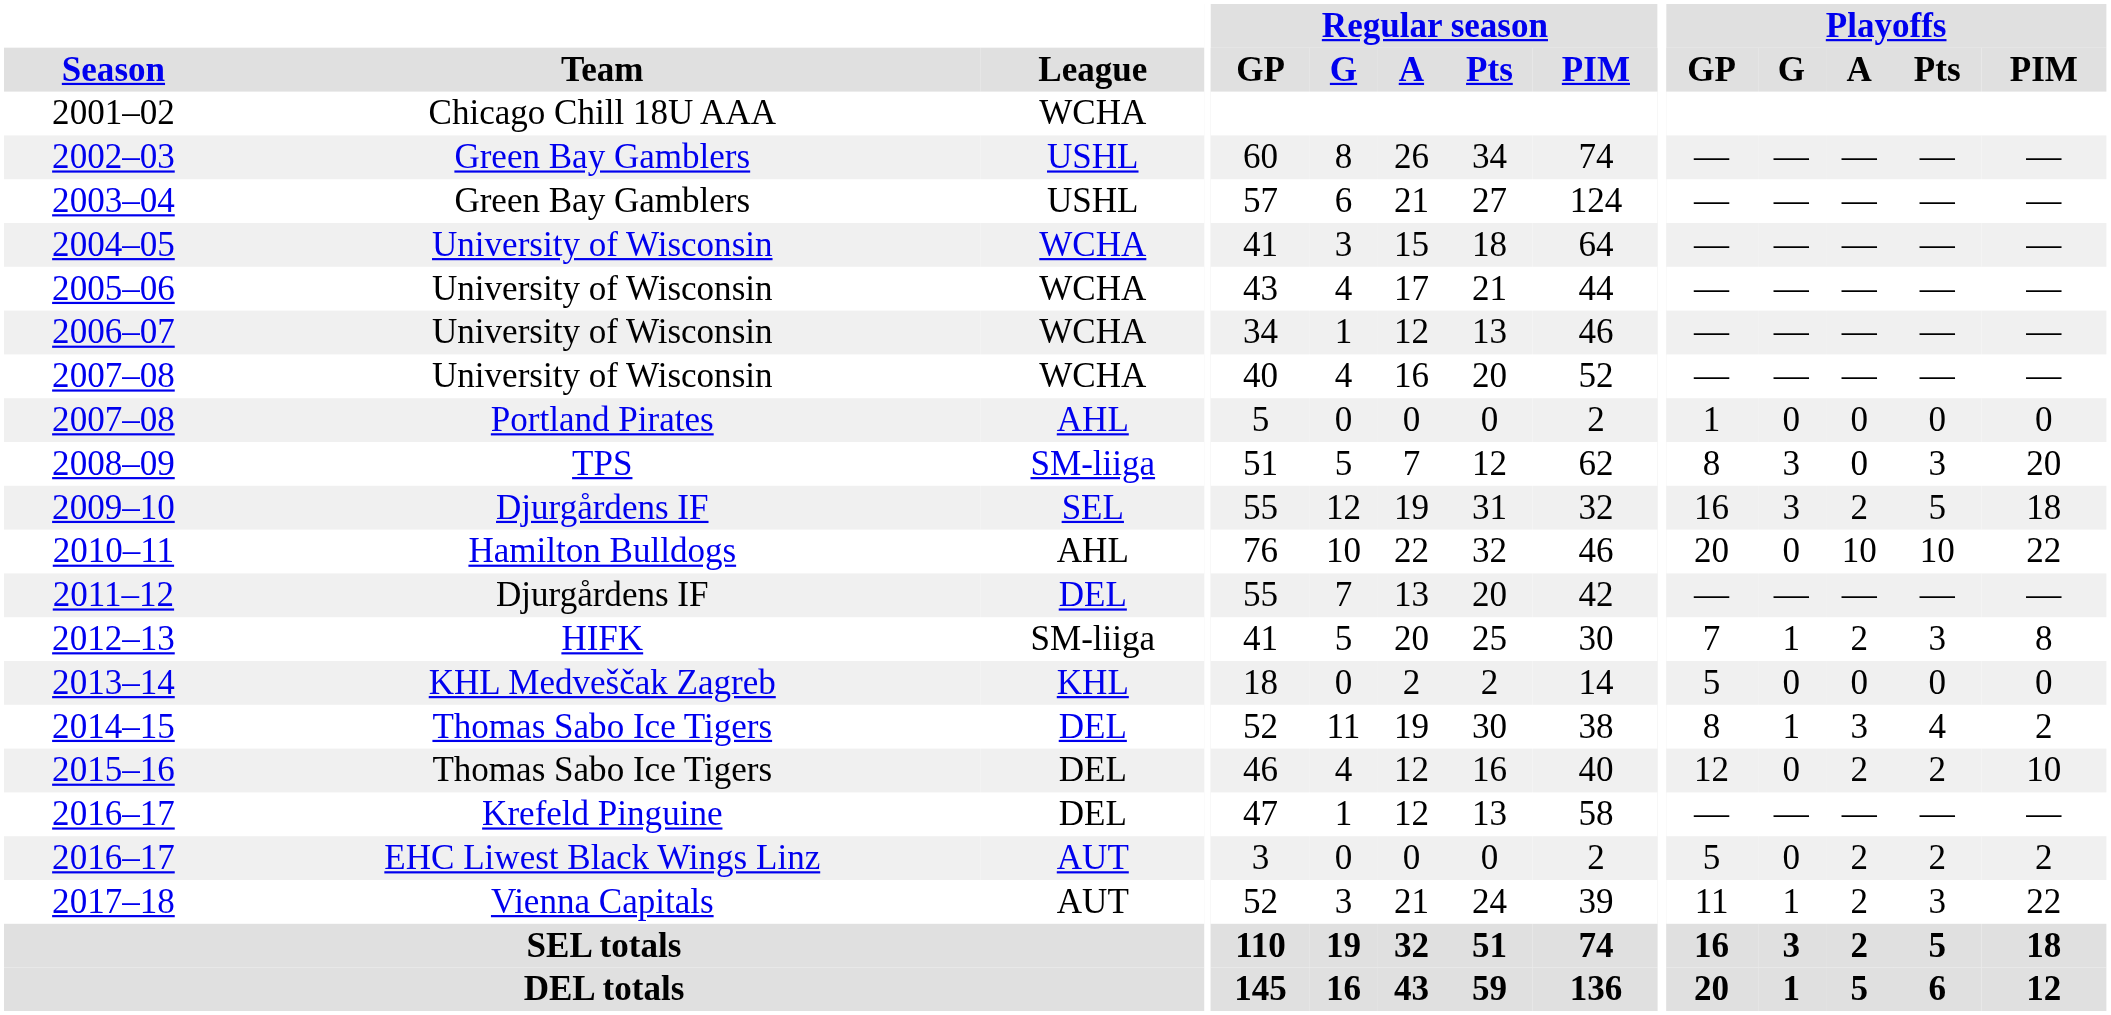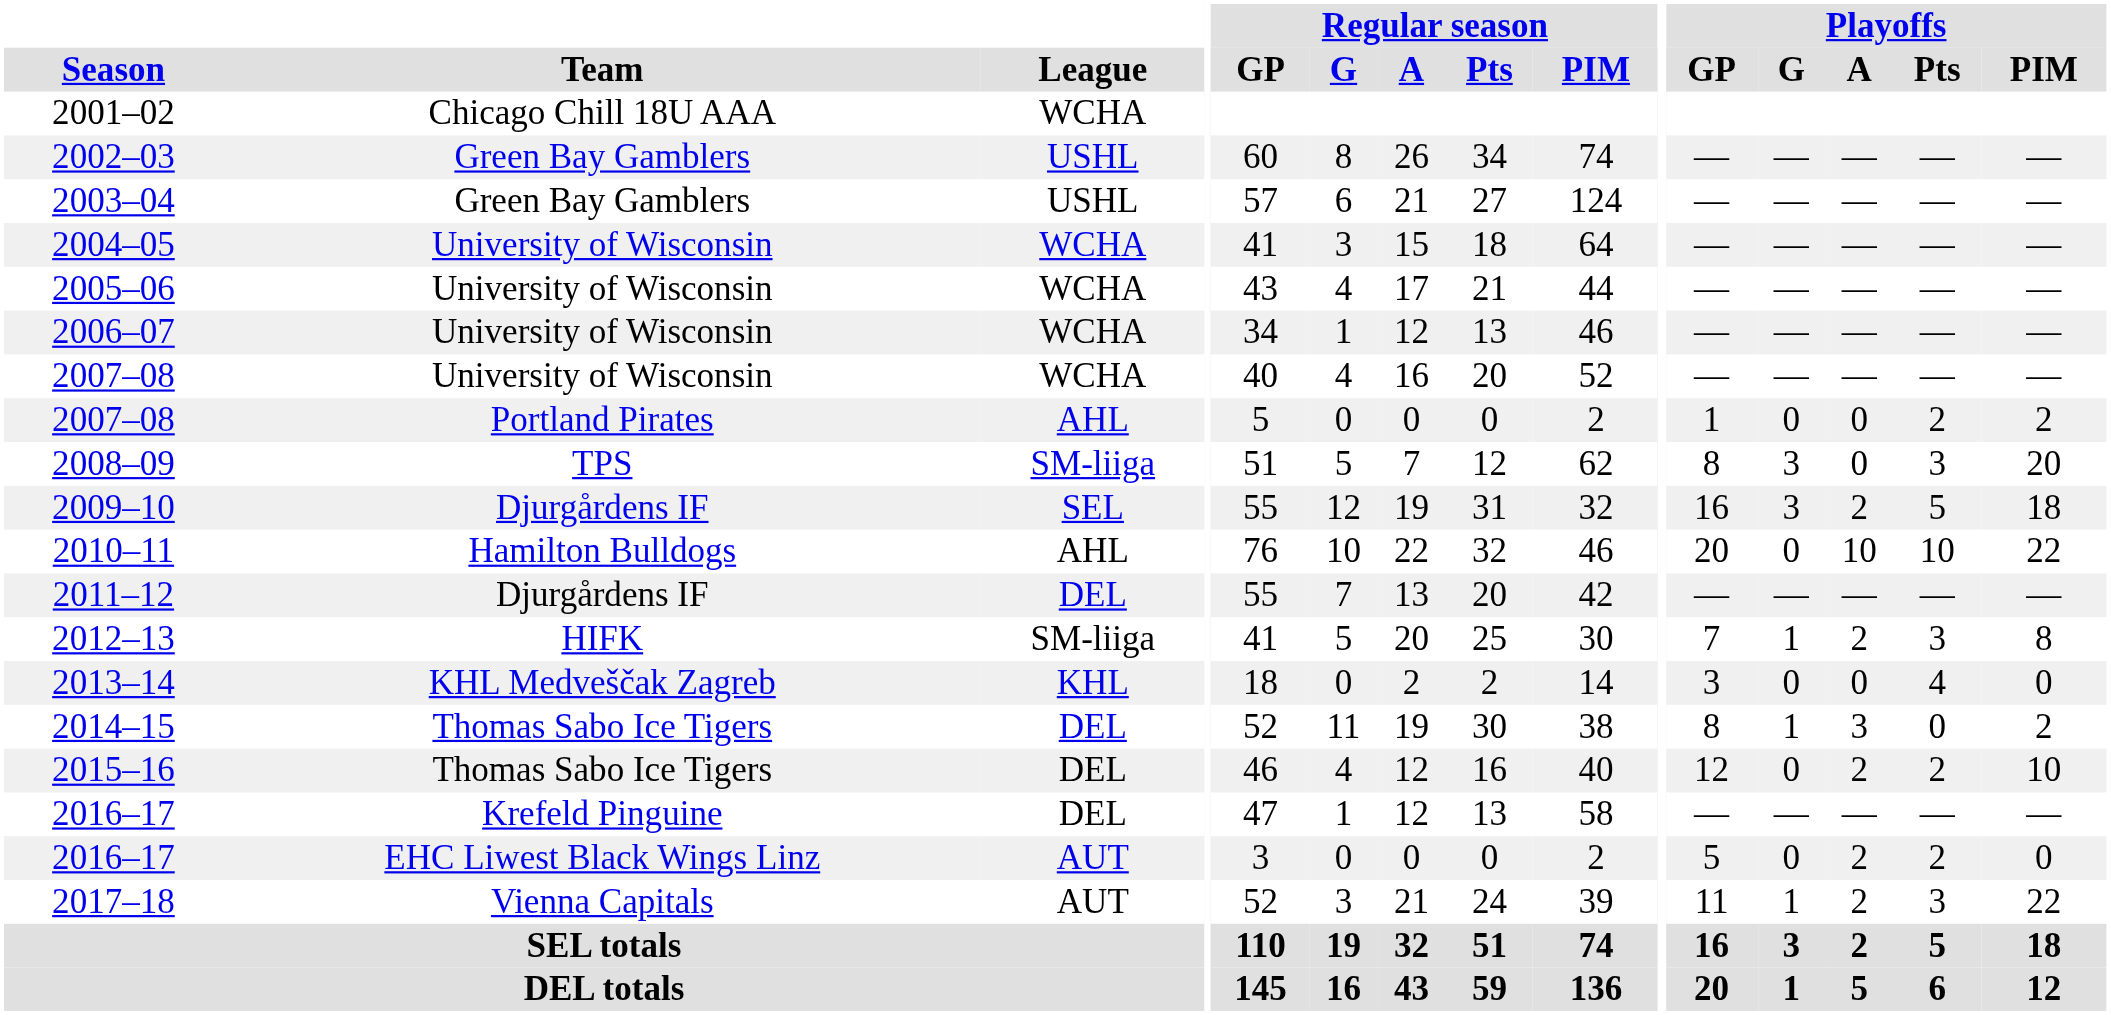(1937, 419) 0 -> (1937, 419) 2
(2044, 419) 0 -> (2044, 419) 2
(1712, 682) 5 -> (1712, 682) 3
(1937, 682) 0 -> (1937, 682) 4
(1937, 726) 4 -> (1937, 726) 0
(2044, 857) 2 -> (2044, 857) 0
